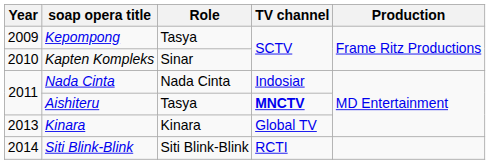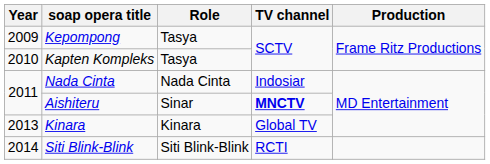(177, 59) Sinar -> (179, 59) Tasya
(179, 103) Tasya -> (177, 103) Sinar
